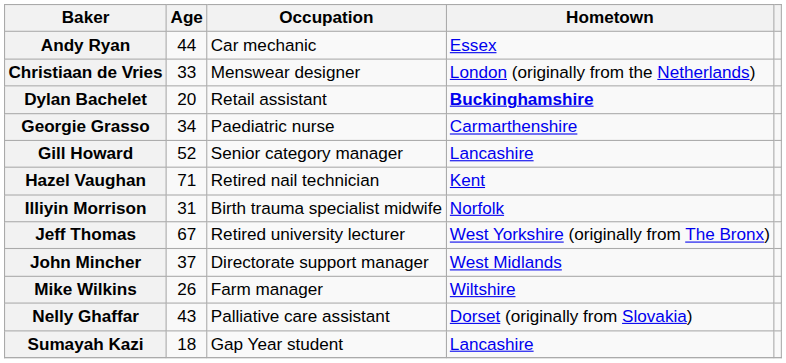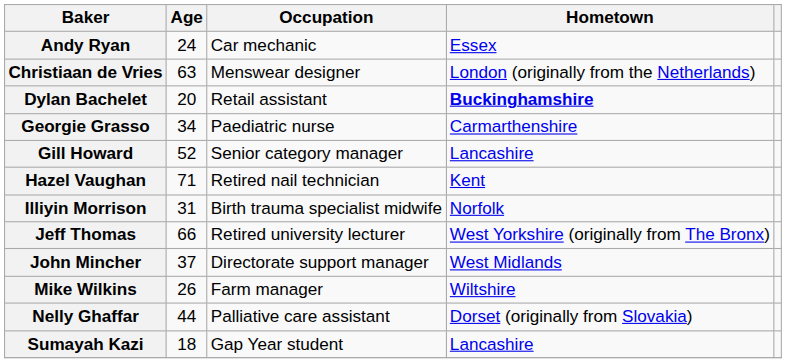(187, 45) 44 -> (187, 45) 24
(187, 72) 33 -> (187, 72) 63
(187, 235) 67 -> (187, 235) 66
(187, 316) 43 -> (187, 316) 44
